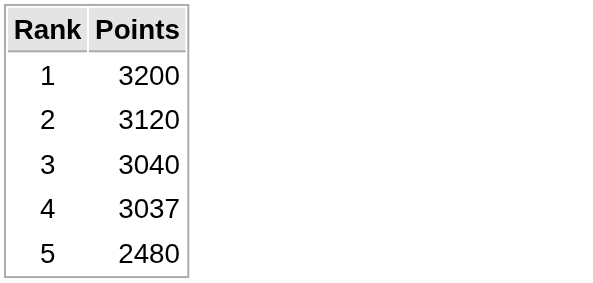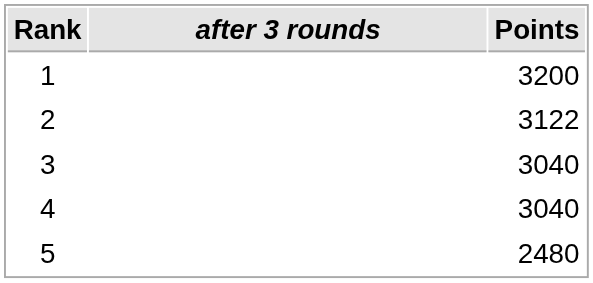+ column: (288, 29)
(149, 120) 3120 -> (549, 120) 3122
(149, 209) 3037 -> (549, 209) 3040
